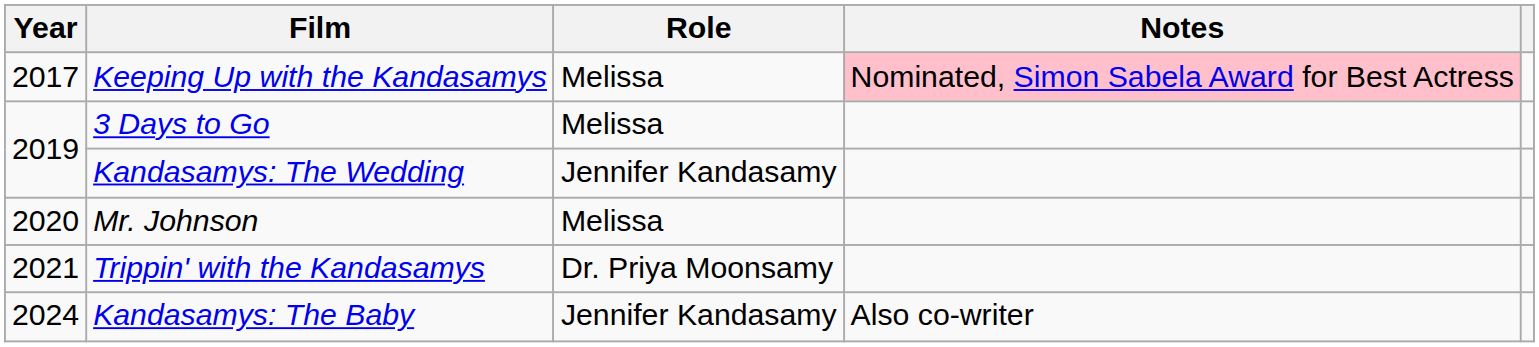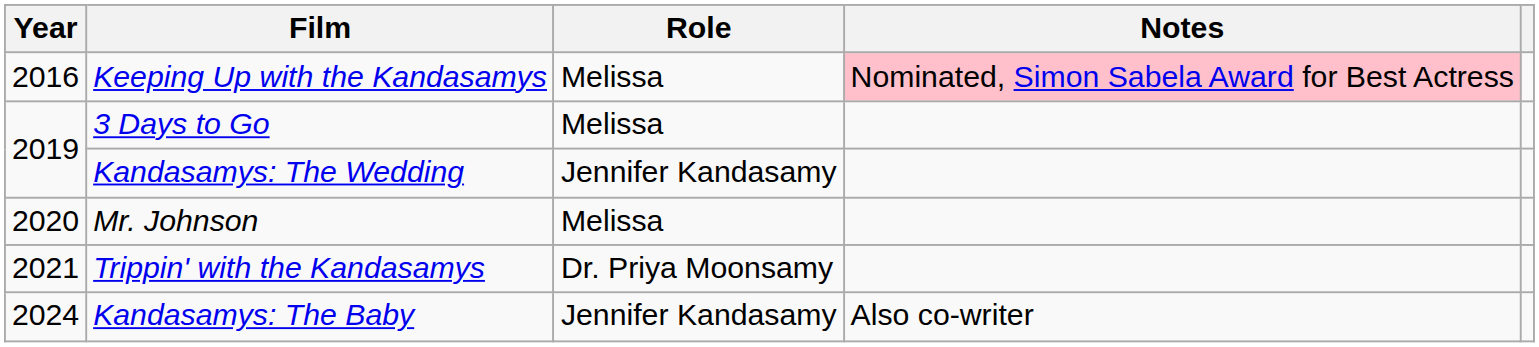(46, 76) 2017 -> (46, 76) 2016
